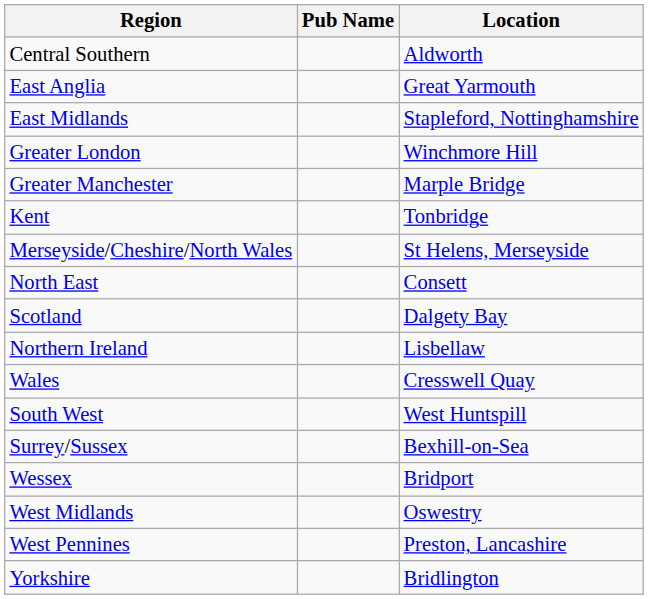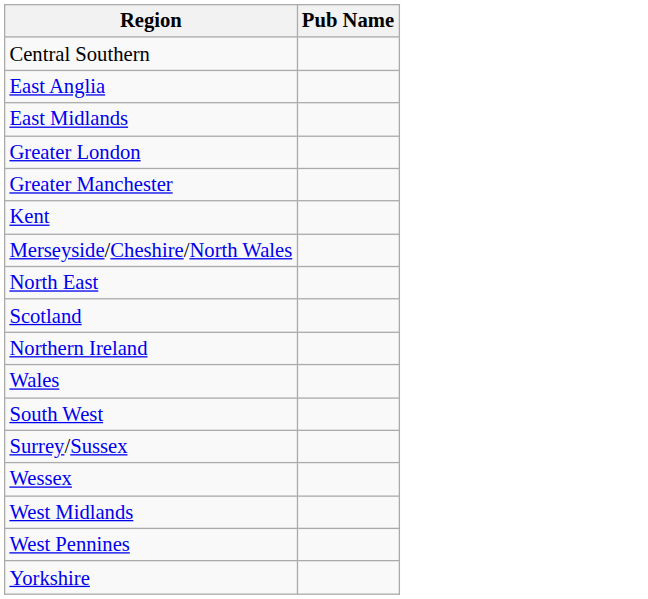- column: (521, 20)
